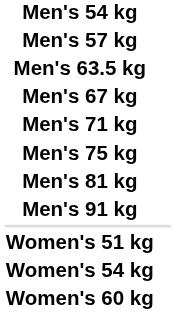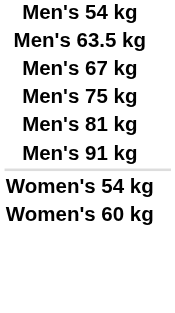- row: (80, 40)
- row: (80, 124)
- row: (80, 242)
